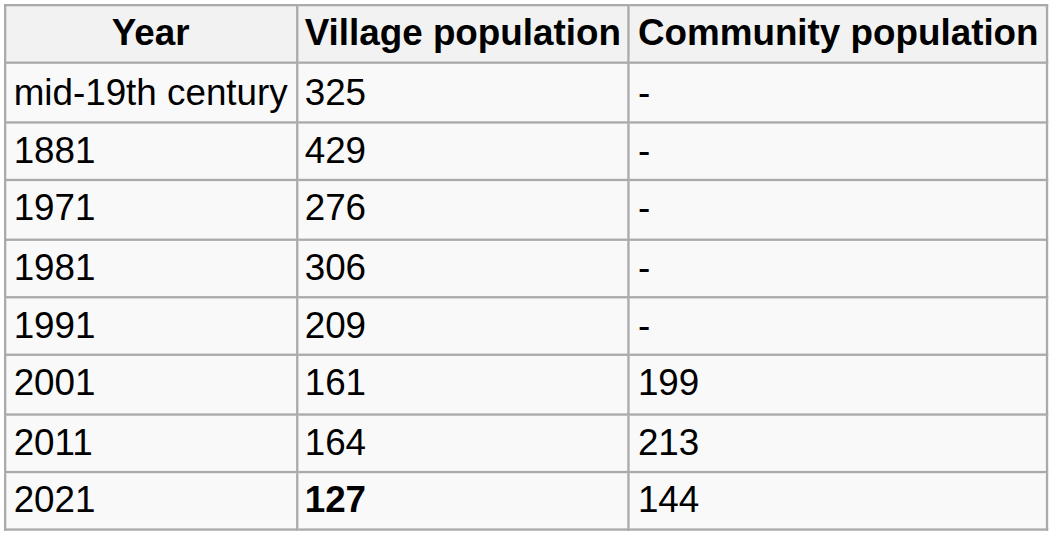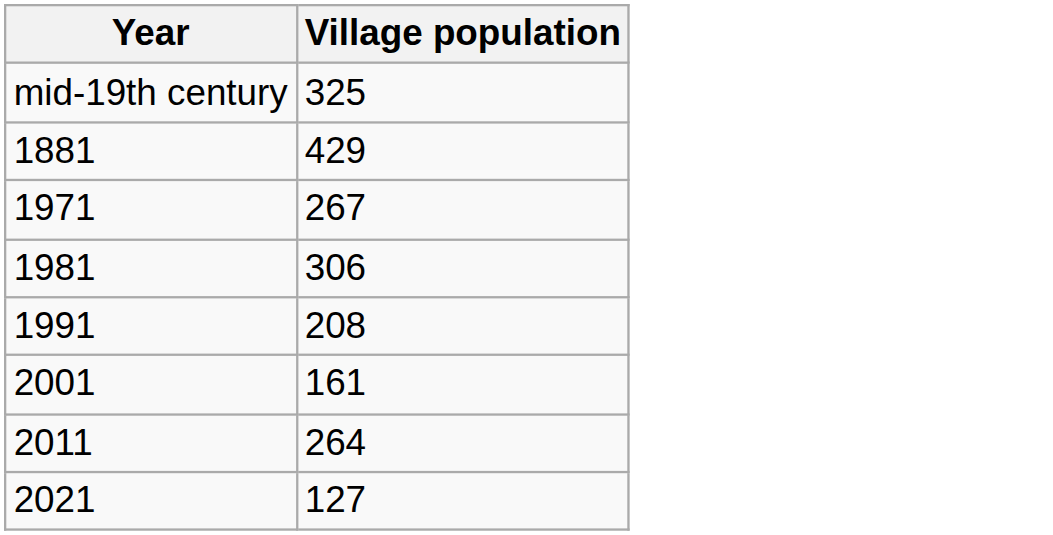- column: (838, 33)
(335, 208) 276 -> (335, 208) 267
(335, 325) 209 -> (335, 325) 208
(335, 442) 164 -> (335, 442) 264
(335, 500) bold -> (335, 500) normal
